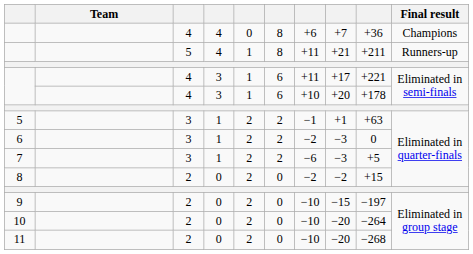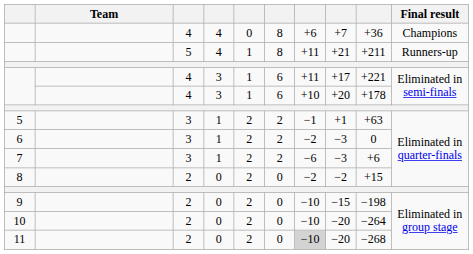(373, 158) +5 -> (373, 158) +6
(373, 201) −197 -> (373, 201) −198
(310, 239) no background -> (310, 239) lightgrey background
